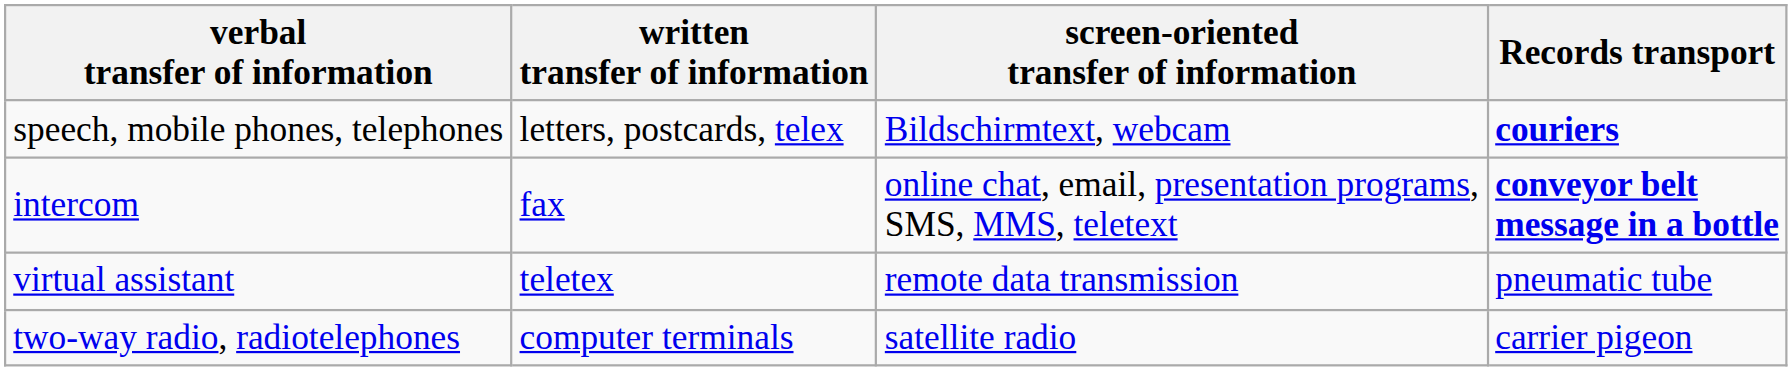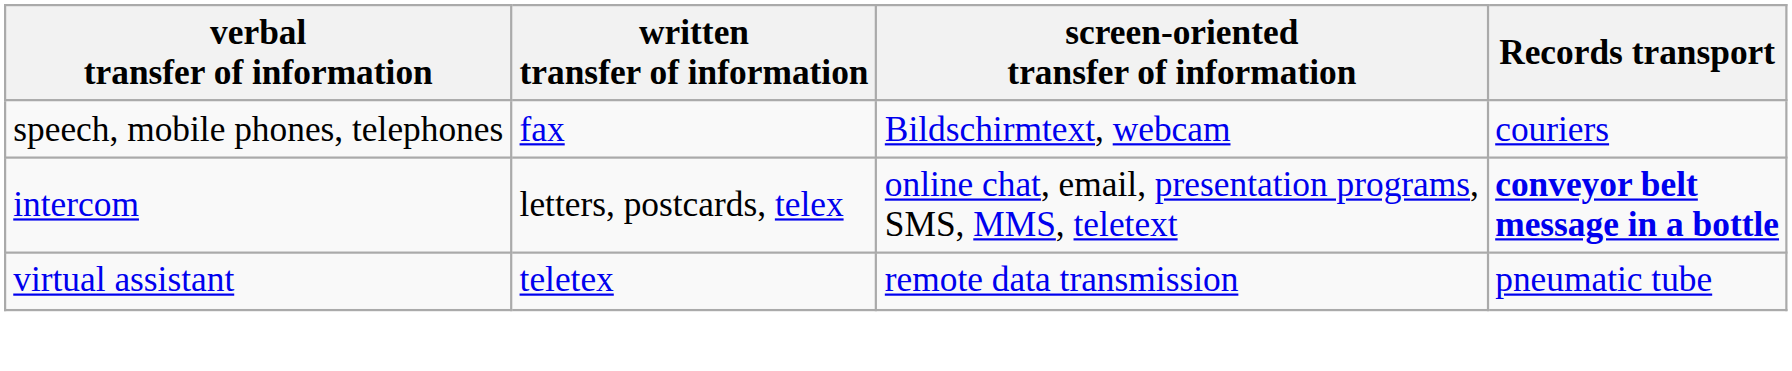(682, 128) letters, postcards, telex -> (542, 128) fax
(1557, 128) bold -> (1552, 128) normal
(542, 204) fax -> (682, 204) letters, postcards, telex
- row: (237, 336)
